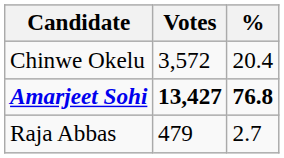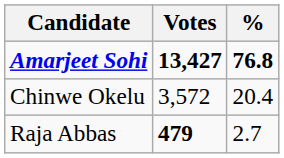rows swapped: (79, 96) <-> (77, 59)
(175, 133) normal -> (175, 133) bold
